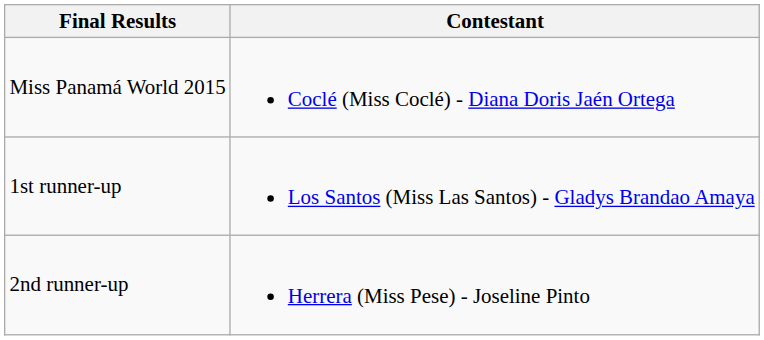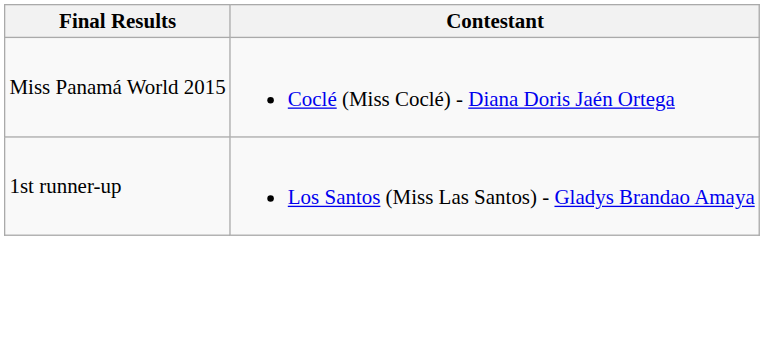- row: (69, 284)
